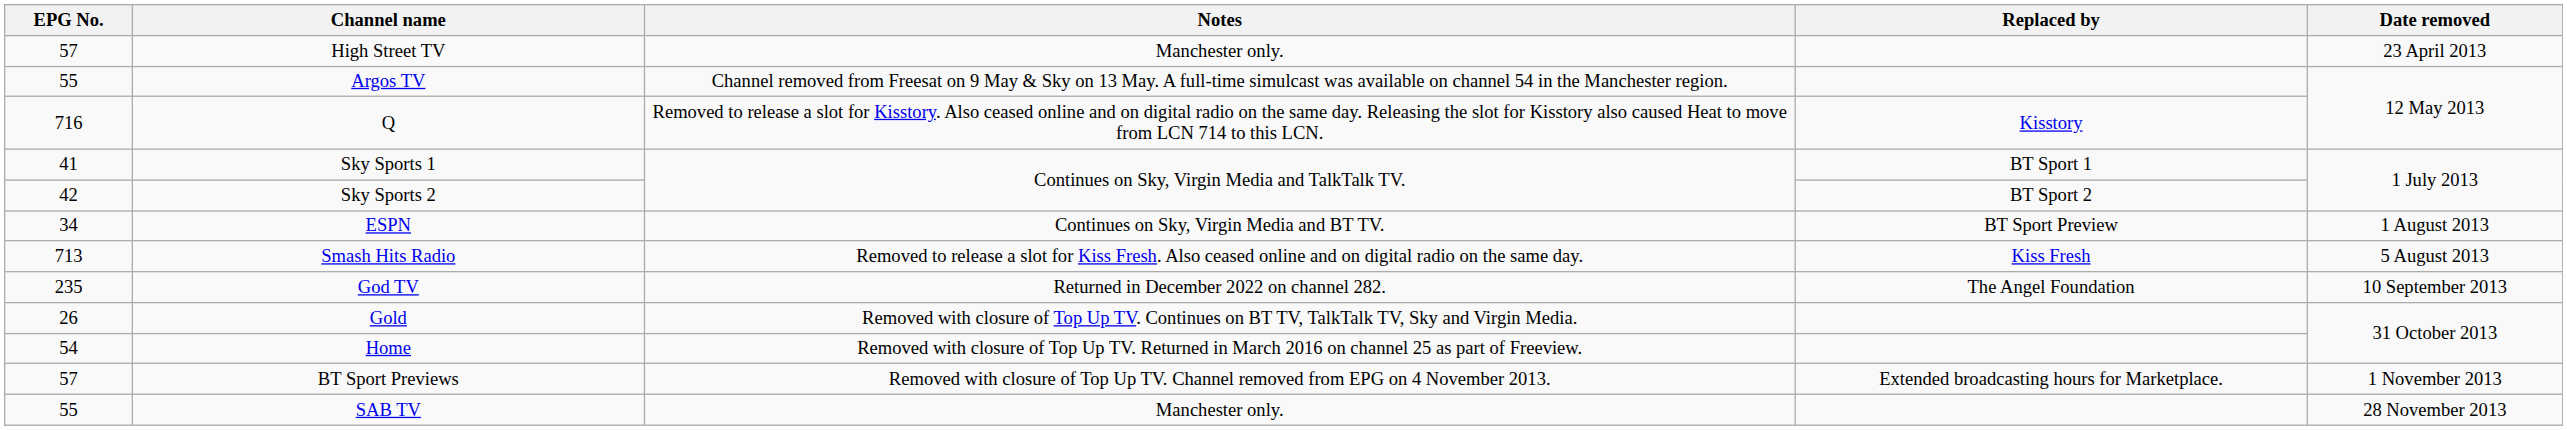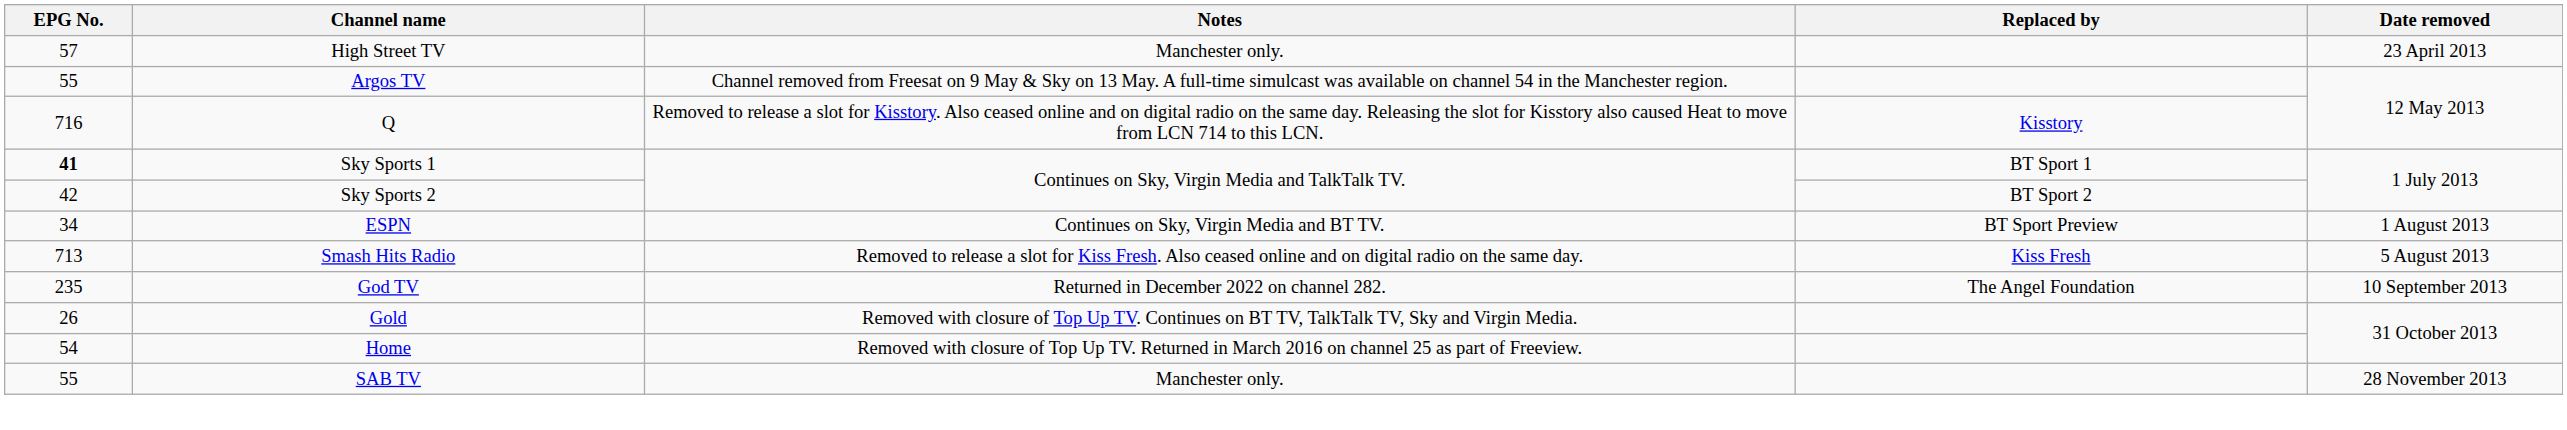(69, 164) normal -> (69, 164) bold
- row: (388, 379)
